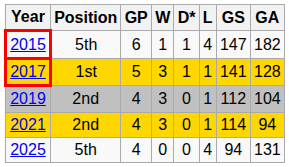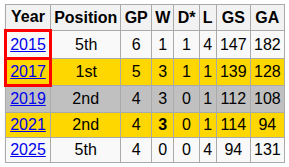(233, 71) 141 -> (233, 71) 139
(267, 98) 104 -> (267, 98) 108
(163, 124) normal -> (163, 124) bold
